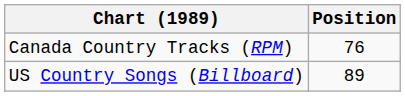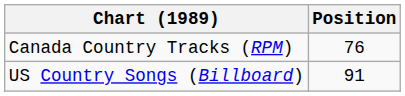(354, 76) 89 -> (354, 76) 91
